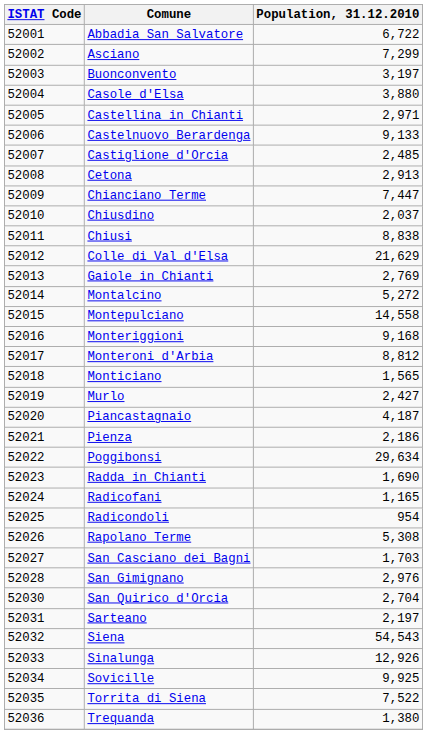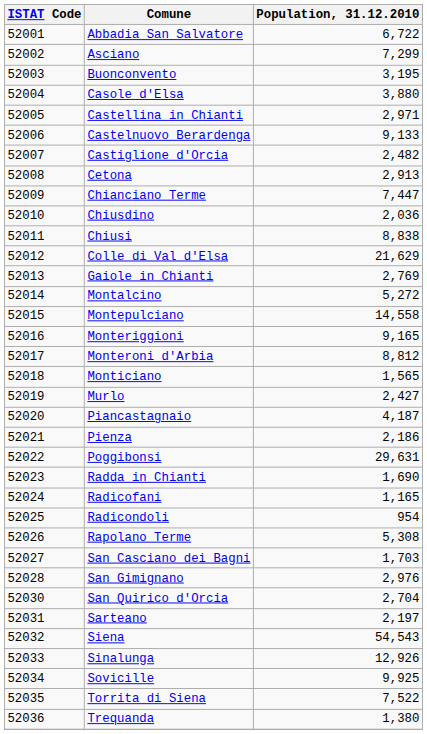(401, 75) 3,197 -> (401, 75) 3,195
(401, 155) 2,485 -> (401, 155) 2,482
(401, 216) 2,037 -> (401, 216) 2,036
(401, 337) 9,168 -> (401, 337) 9,165
(397, 457) 29,634 -> (397, 457) 29,631
